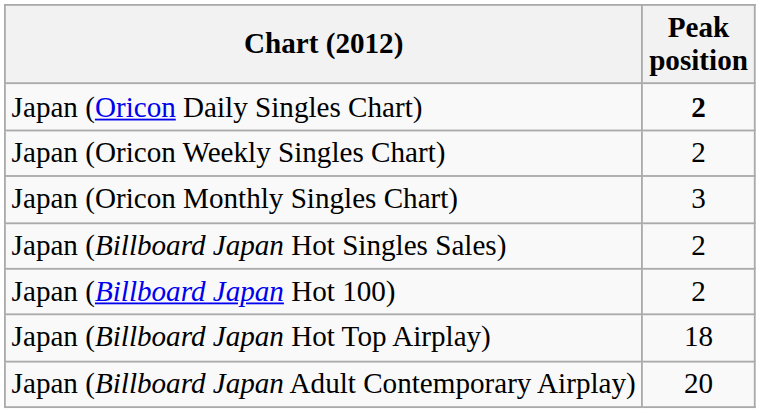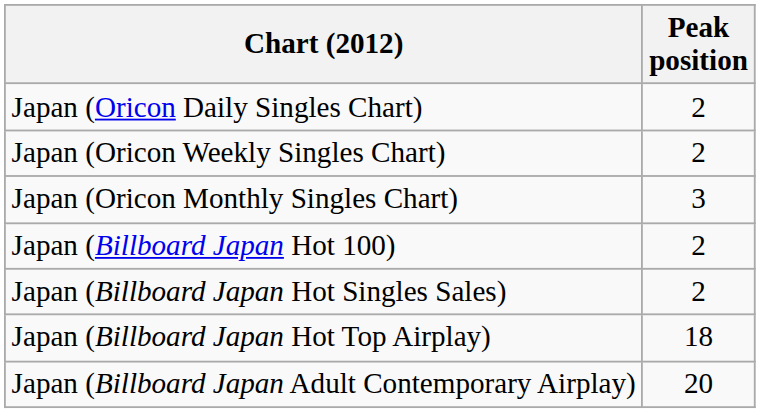(699, 106) bold -> (699, 106) normal
rows swapped: (204, 291) <-> (259, 245)
